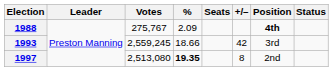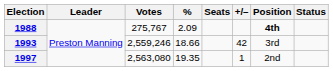(149, 43) 2,559,245 -> (149, 43) 2,559,246
(149, 58) 2,513,080 -> (149, 58) 2,563,080
(187, 58) bold -> (187, 58) normal
(242, 58) 8 -> (242, 58) 1
